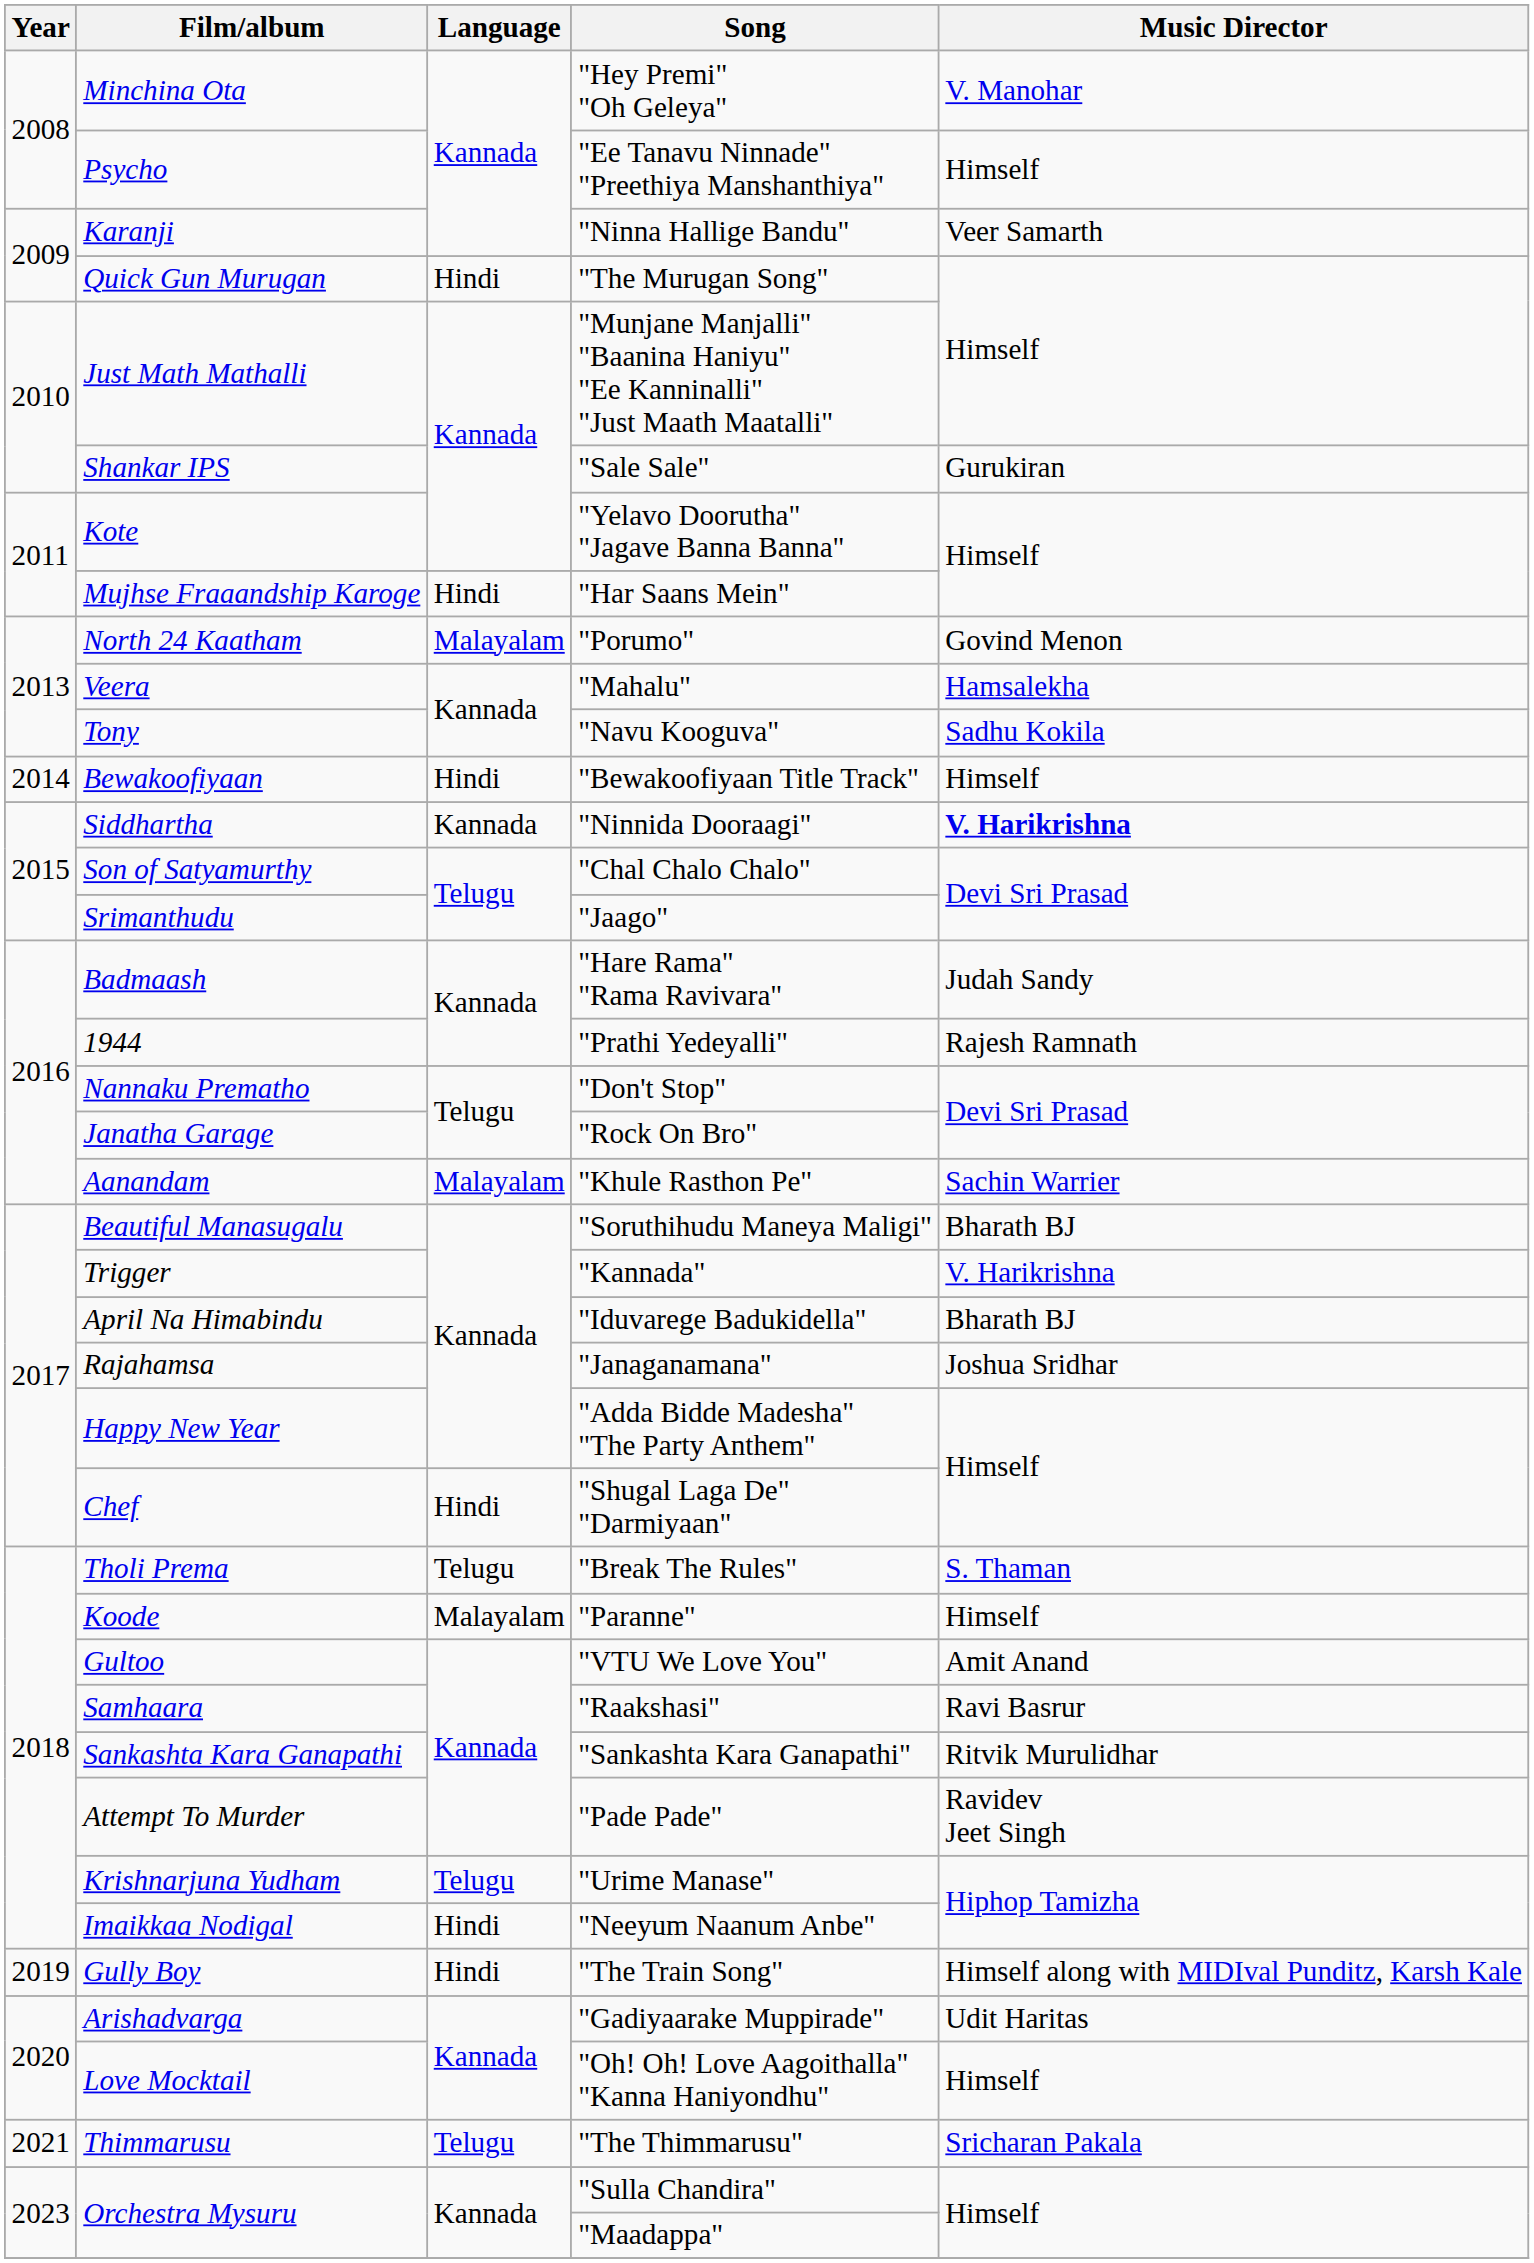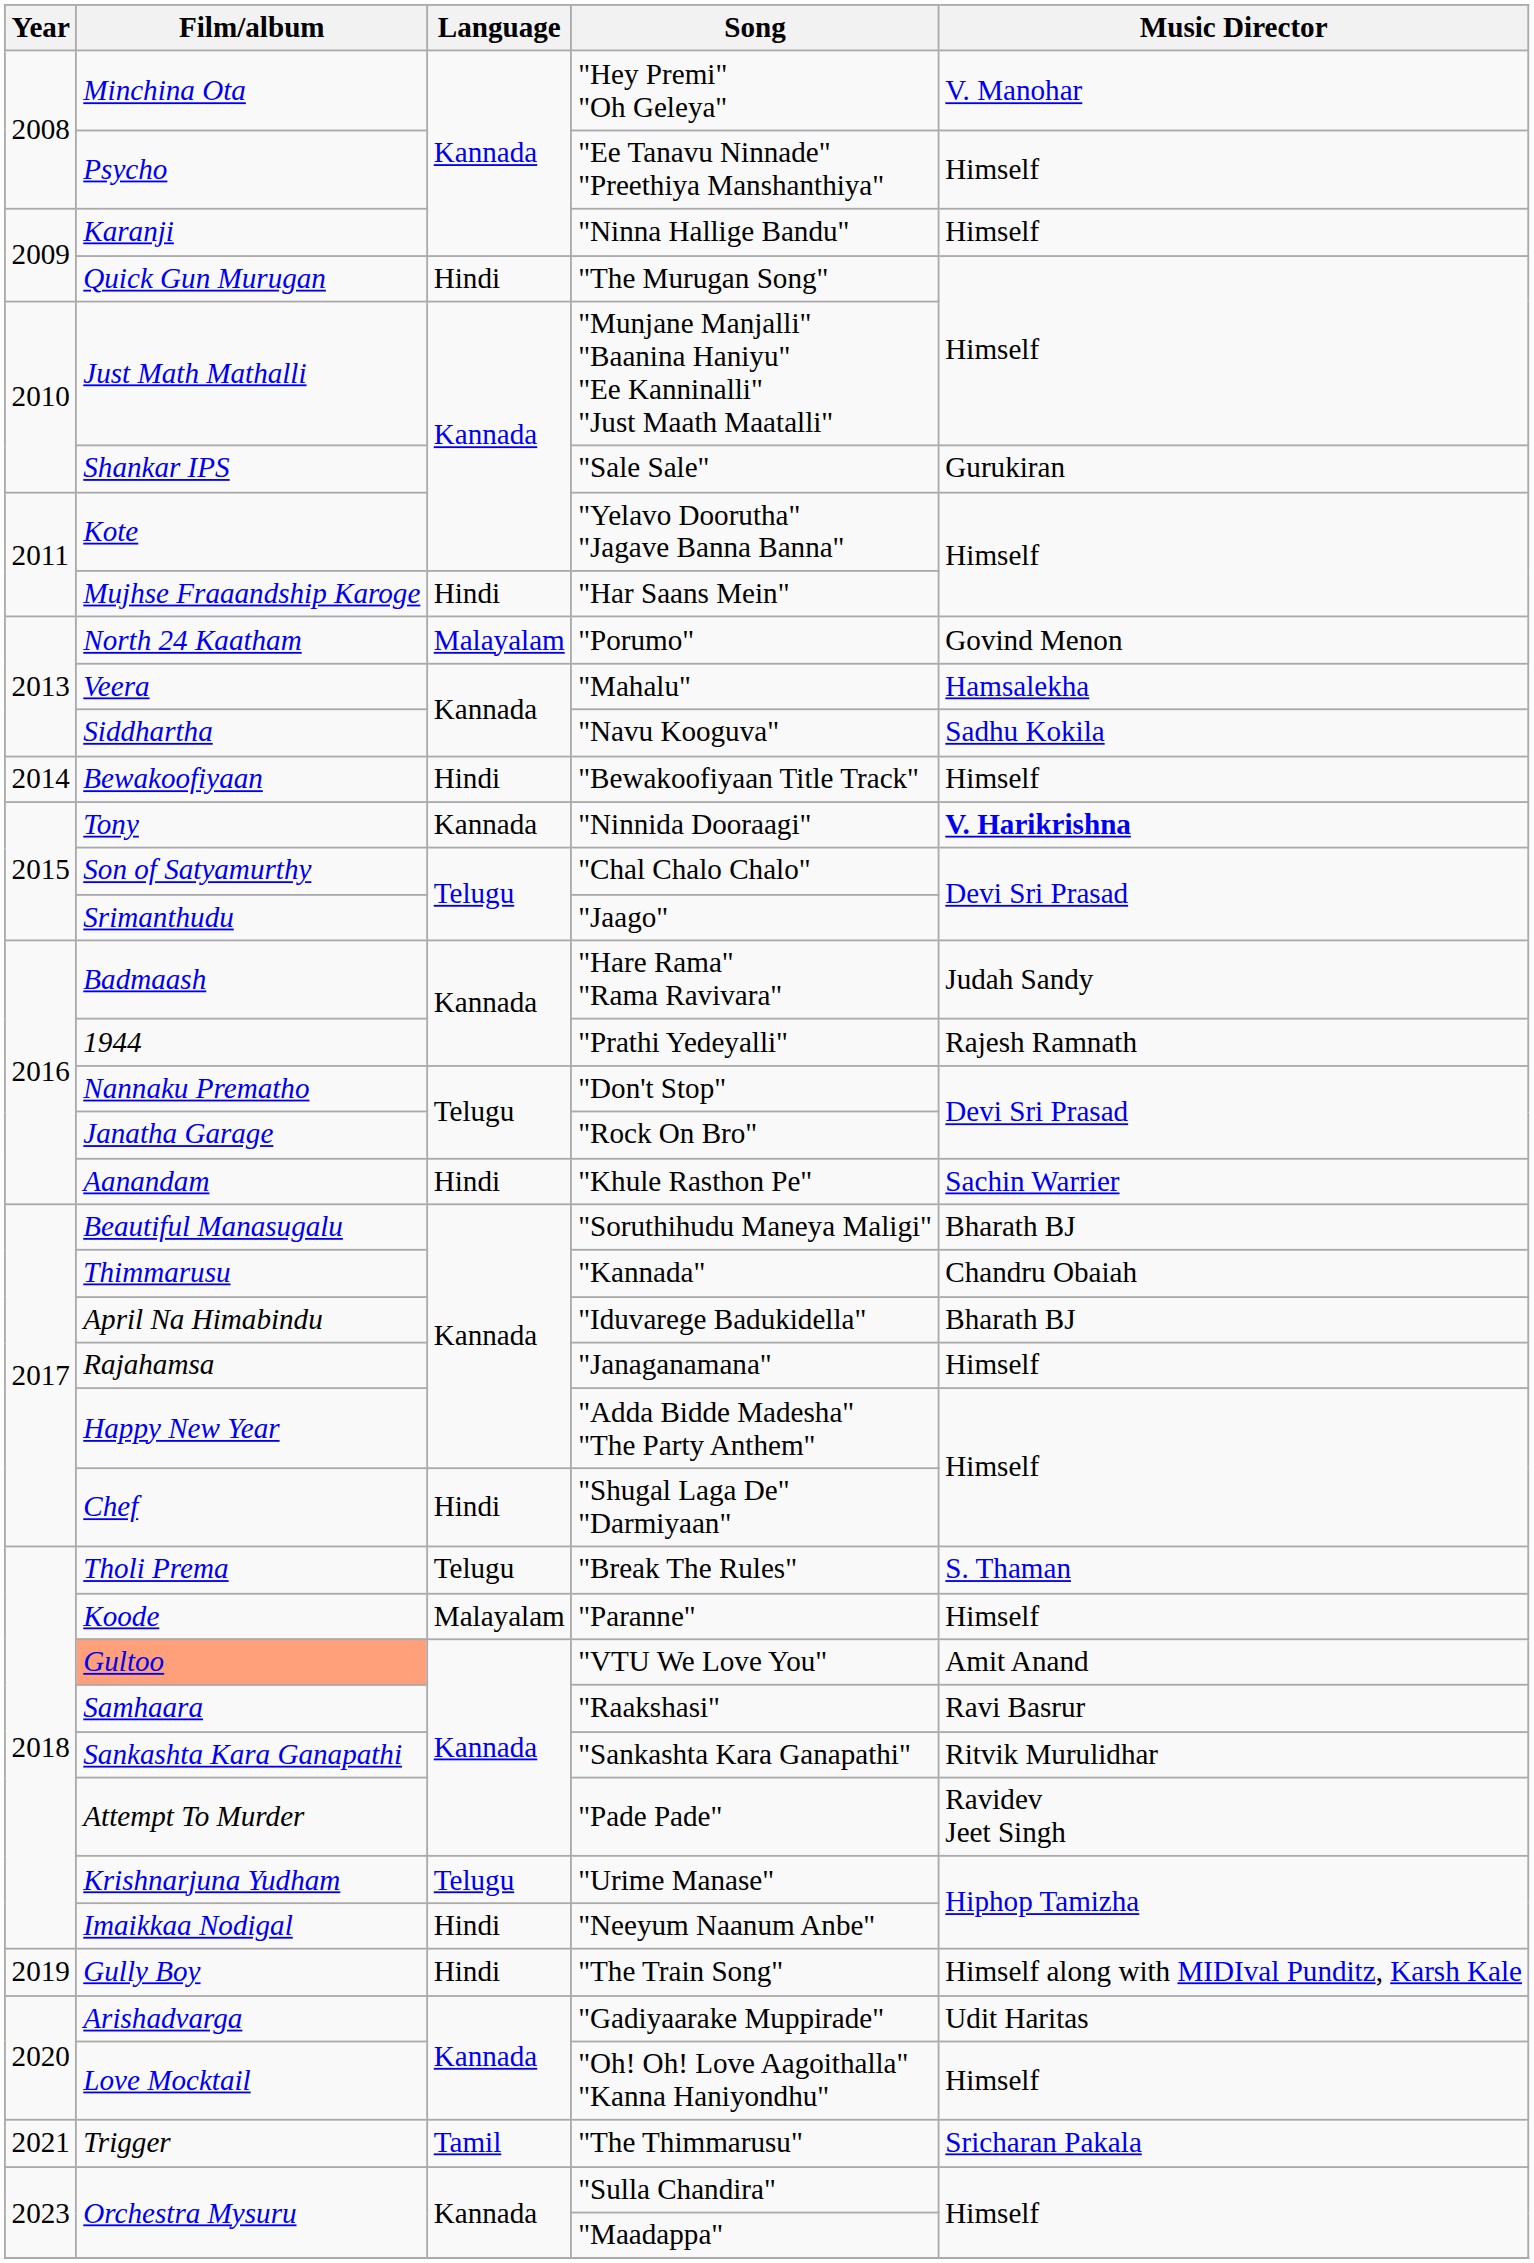(1024, 231) Veer Samarth -> (992, 231) Himself
(111, 732) Tony -> (148, 732) Siddhartha
(148, 824) Siddhartha -> (111, 824) Tony
(499, 1180) Malayalam -> (467, 1180) Hindi
(127, 1272) Trigger -> (157, 1272) Thimmarusu
(1030, 1272) V. Harikrishna -> (1041, 1272) Chandru Obaiah
(1031, 1365) Joshua Sridhar -> (992, 1365) Himself
(124, 1661) no background -> (124, 1661) lightsalmon background
(157, 2142) Thimmarusu -> (127, 2142) Trigger
(474, 2142) Telugu -> (468, 2142) Tamil
